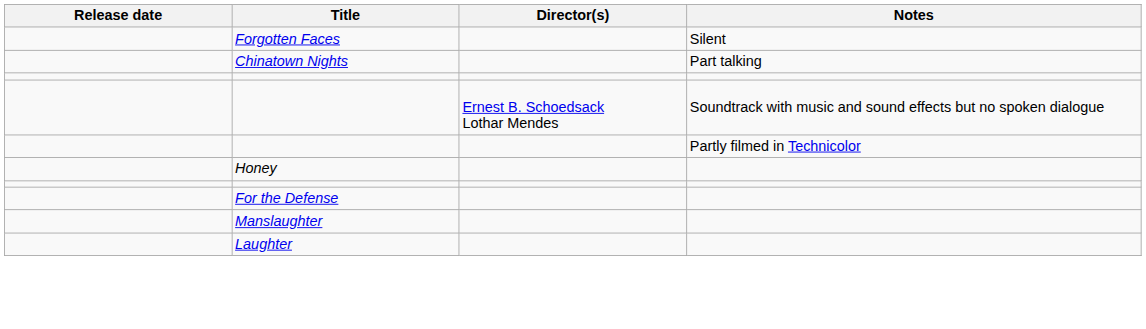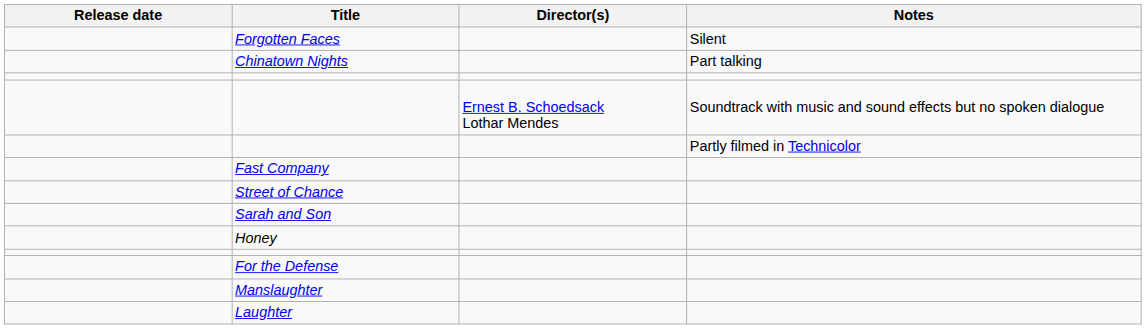+ row: (282, 169)
+ row: (289, 191)
+ row: (283, 214)
